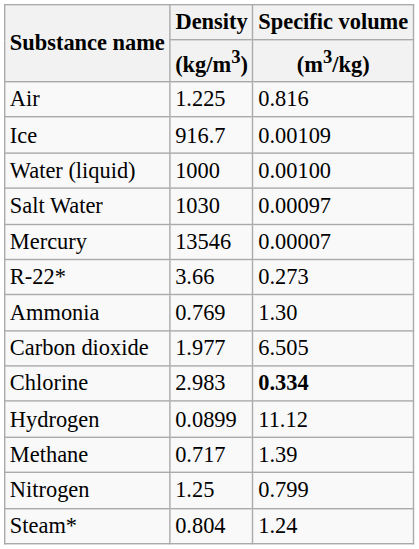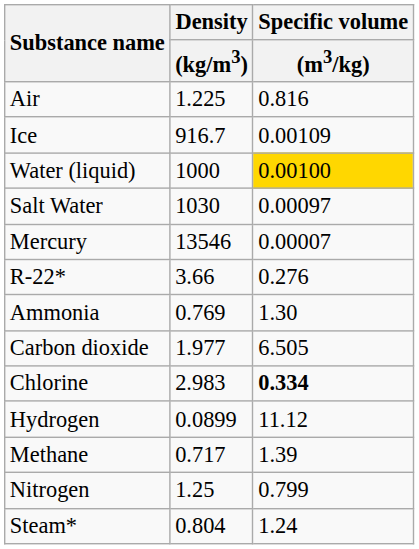(295, 170) no background -> (295, 170) gold background
(283, 276) 0.273 -> (283, 276) 0.276
